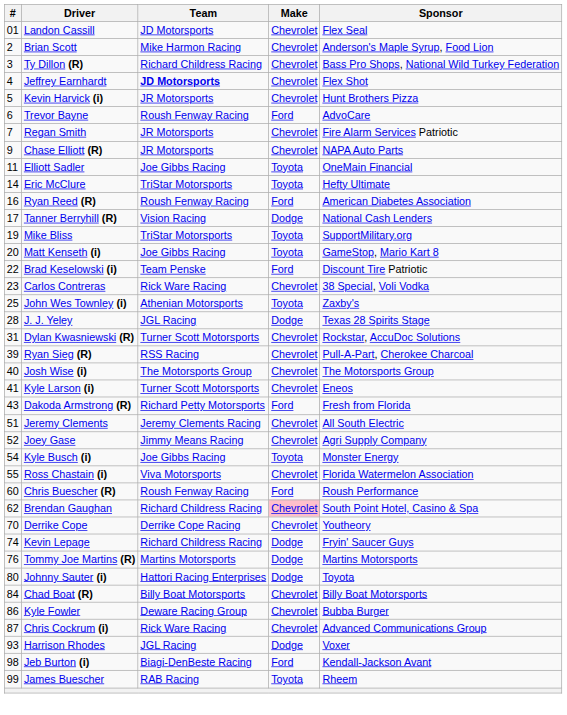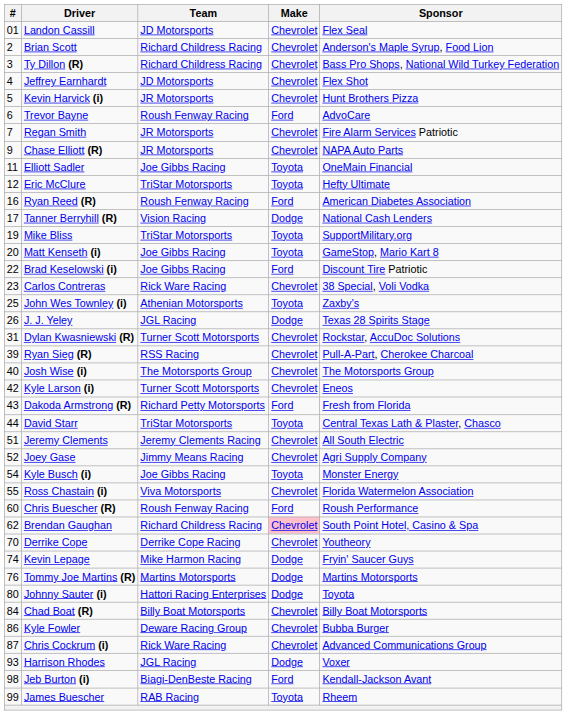(191, 47) Mike Harmon Racing -> (201, 47) Richard Childress Racing
(180, 81) bold -> (177, 81) normal
(13, 184) 14 -> (13, 184) 12
(173, 269) Team Penske -> (183, 269) Joe Gibbs Racing
(13, 321) 28 -> (13, 321) 26
(13, 389) 41 -> (13, 389) 42
+ row: (51, 423)
(201, 543) Richard Childress Racing -> (191, 560) Mike Harmon Racing
